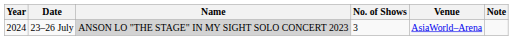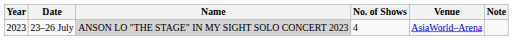(16, 27) 2024 -> (16, 27) 2023
(355, 27) 3 -> (355, 27) 4
